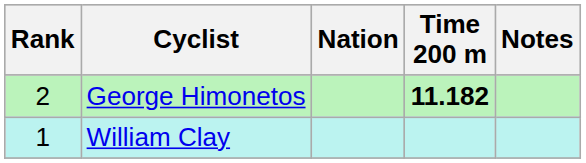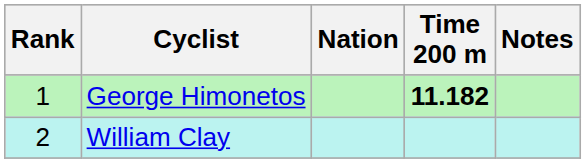(43, 95) 2 -> (43, 95) 1
(43, 137) 1 -> (43, 137) 2
